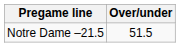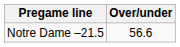(141, 32) 51.5 -> (141, 32) 56.6
